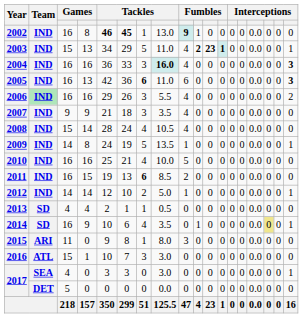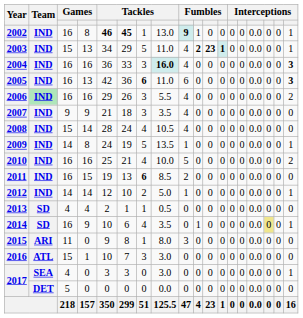(291, 33) 0 -> (291, 33) 1
(291, 161) 0 -> (291, 161) 2
